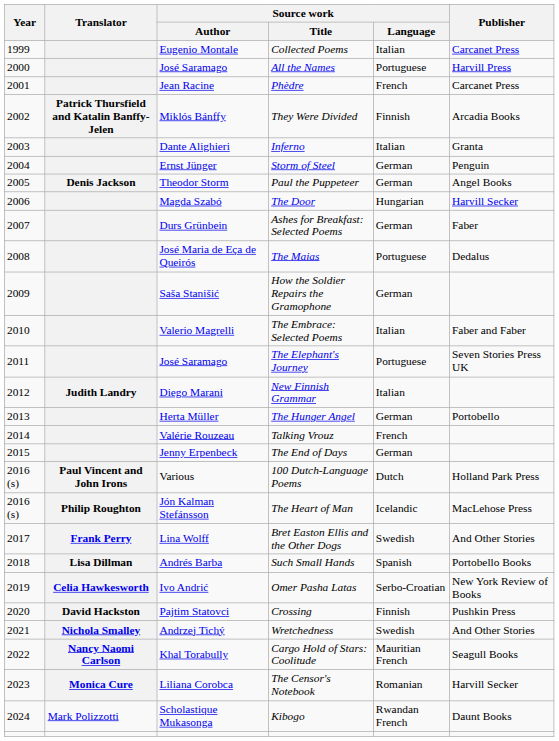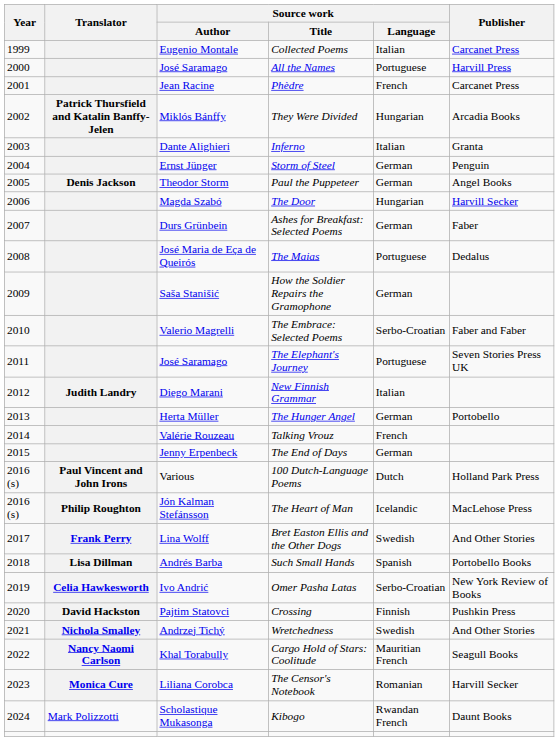(393, 116) Finnish -> (400, 116) Hungarian
(390, 330) Italian -> (411, 330) Serbo-Croatian
